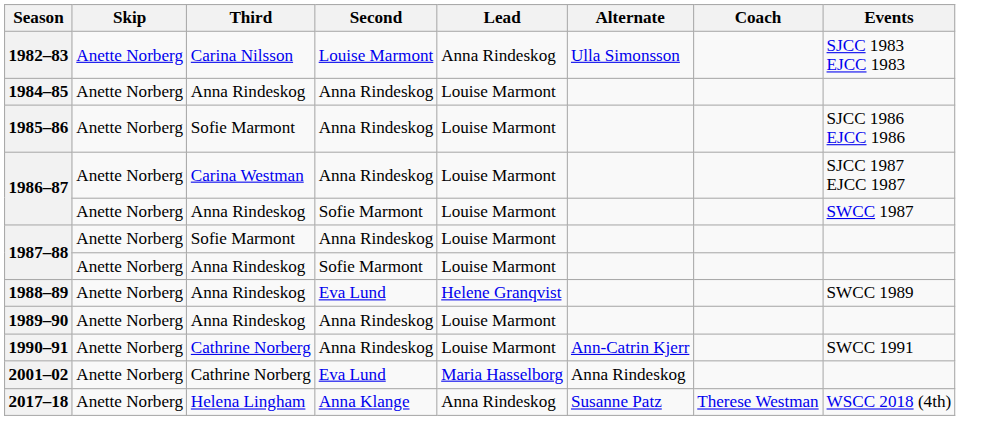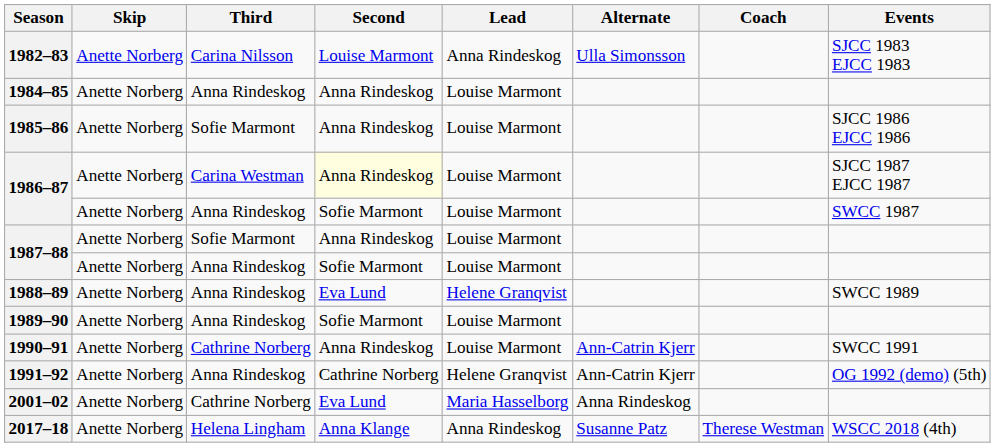(376, 174) no background -> (376, 174) lightyellow background
(376, 320) Anna Rindeskog -> (371, 320) Sofie Marmont
+ row: (38, 374)
